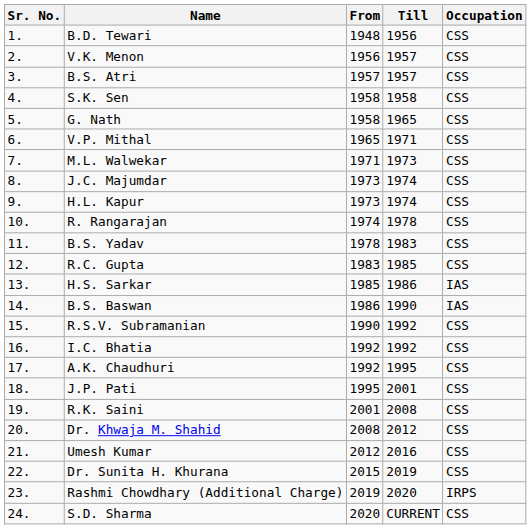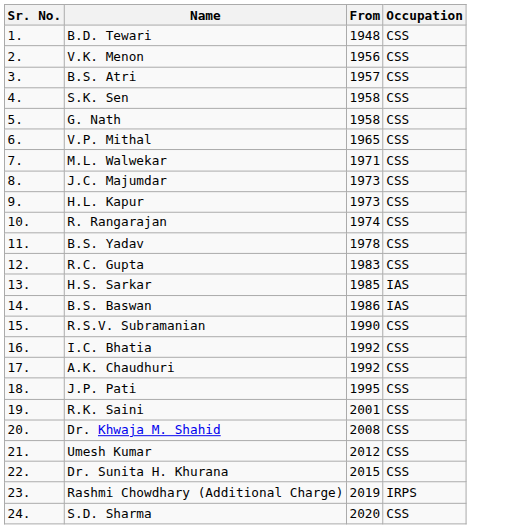- column: (413, 15)
